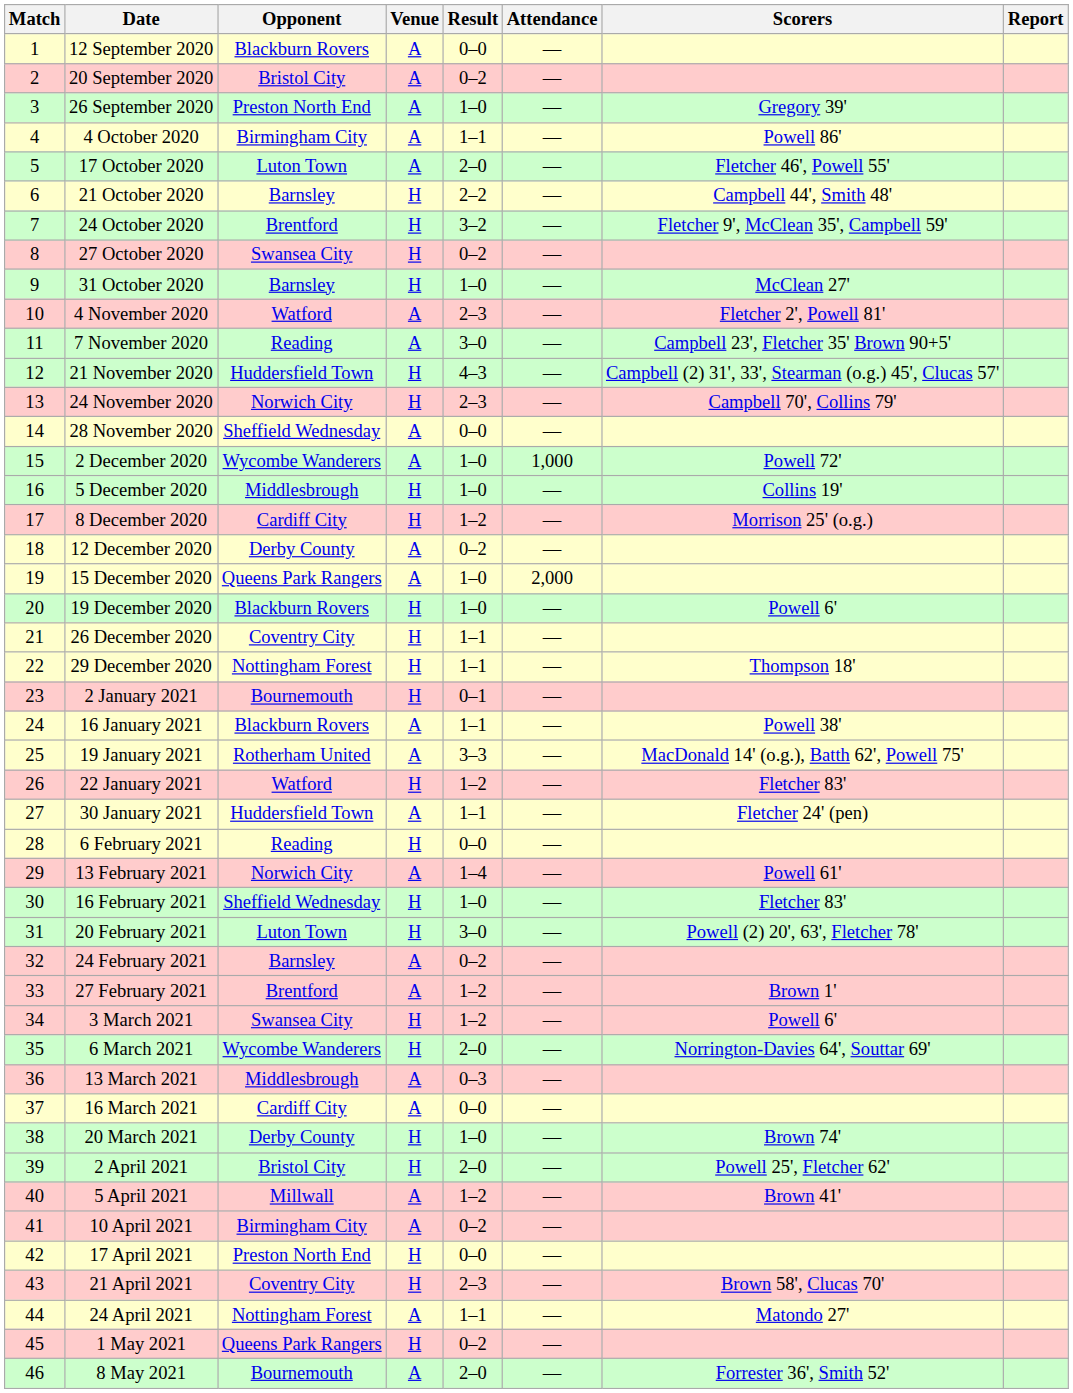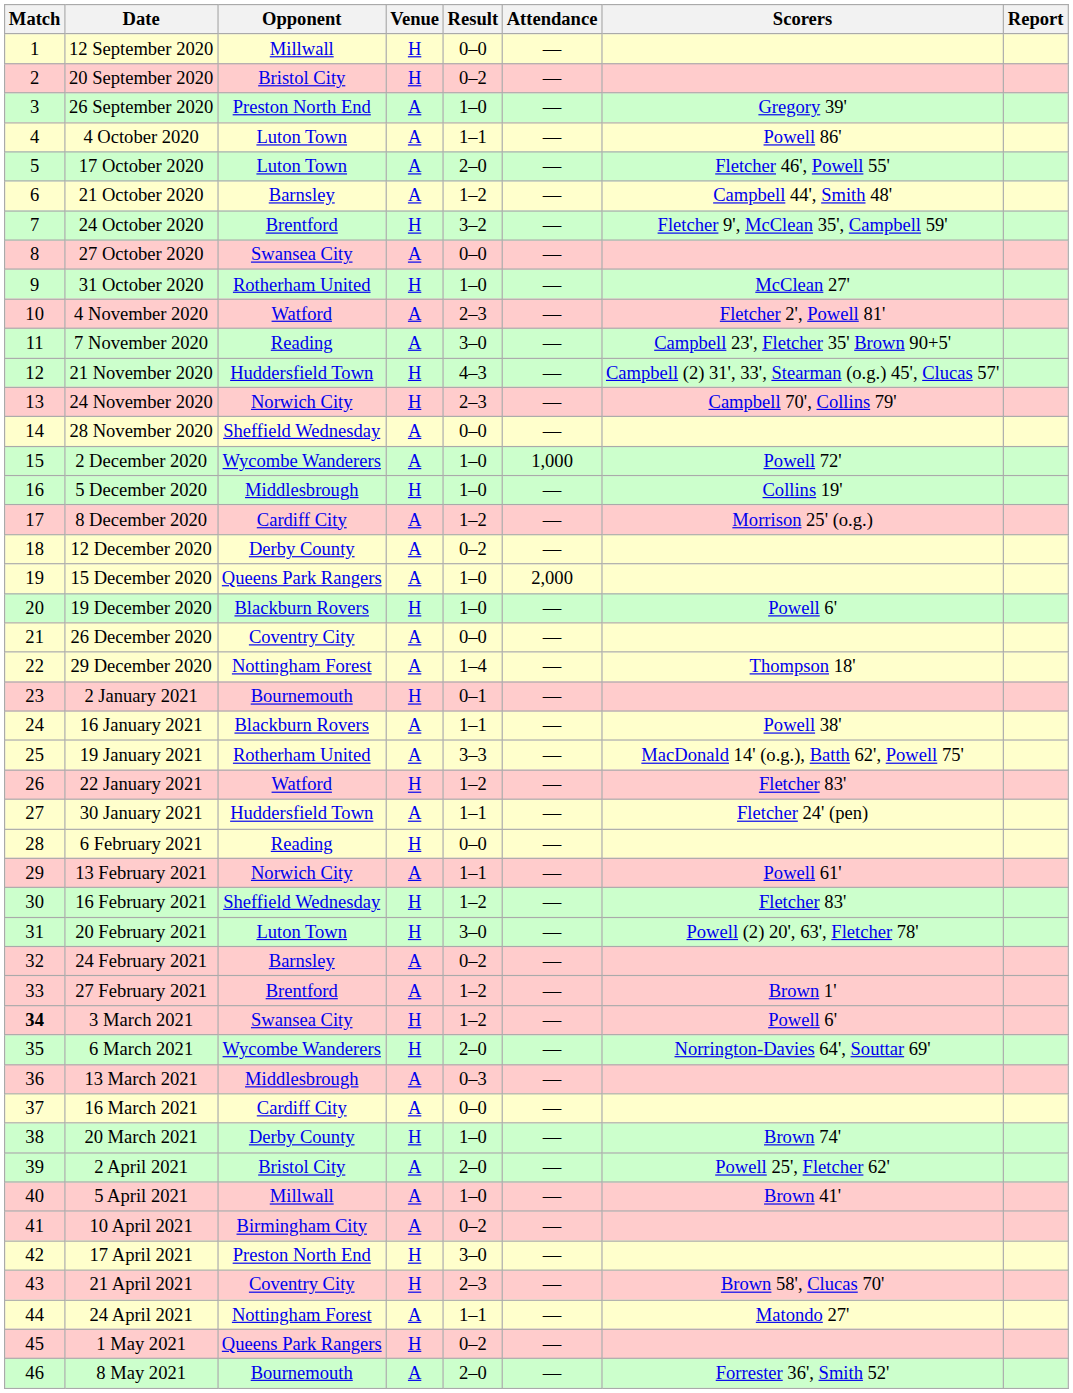(302, 48) Blackburn Rovers -> (302, 48) Millwall
(415, 48) A -> (415, 48) H
(415, 78) A -> (415, 78) H
(302, 136) Birmingham City -> (302, 136) Luton Town
(415, 195) H -> (415, 195) A
(473, 195) 2–2 -> (473, 195) 1–2
(415, 254) H -> (415, 254) A
(473, 254) 0–2 -> (473, 254) 0–0
(302, 284) Barnsley -> (302, 284) Rotherham United
(415, 519) H -> (415, 519) A
(415, 637) H -> (415, 637) A
(473, 637) 1–1 -> (473, 637) 0–0
(415, 666) H -> (415, 666) A
(473, 666) 1–1 -> (473, 666) 1–4
(473, 872) 1–4 -> (473, 872) 1–1
(473, 902) 1–0 -> (473, 902) 1–2
(35, 1020) normal -> (35, 1020) bold
(415, 1167) H -> (415, 1167) A
(473, 1196) 1–2 -> (473, 1196) 1–0
(473, 1255) 0–0 -> (473, 1255) 3–0
